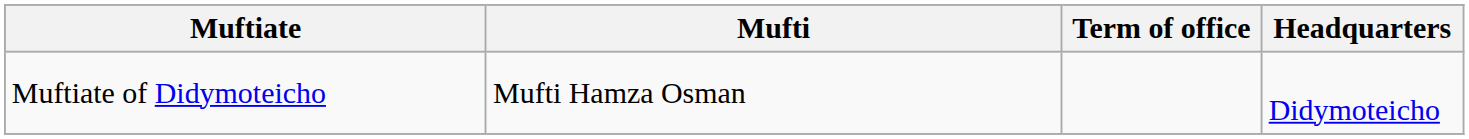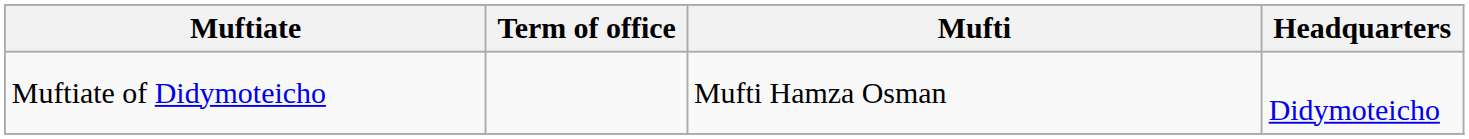columns swapped: (774, 28) <-> (1161, 28)
